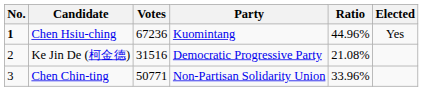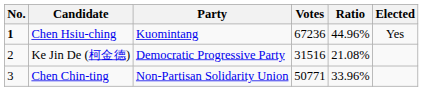columns swapped: (249, 14) <-> (152, 14)
